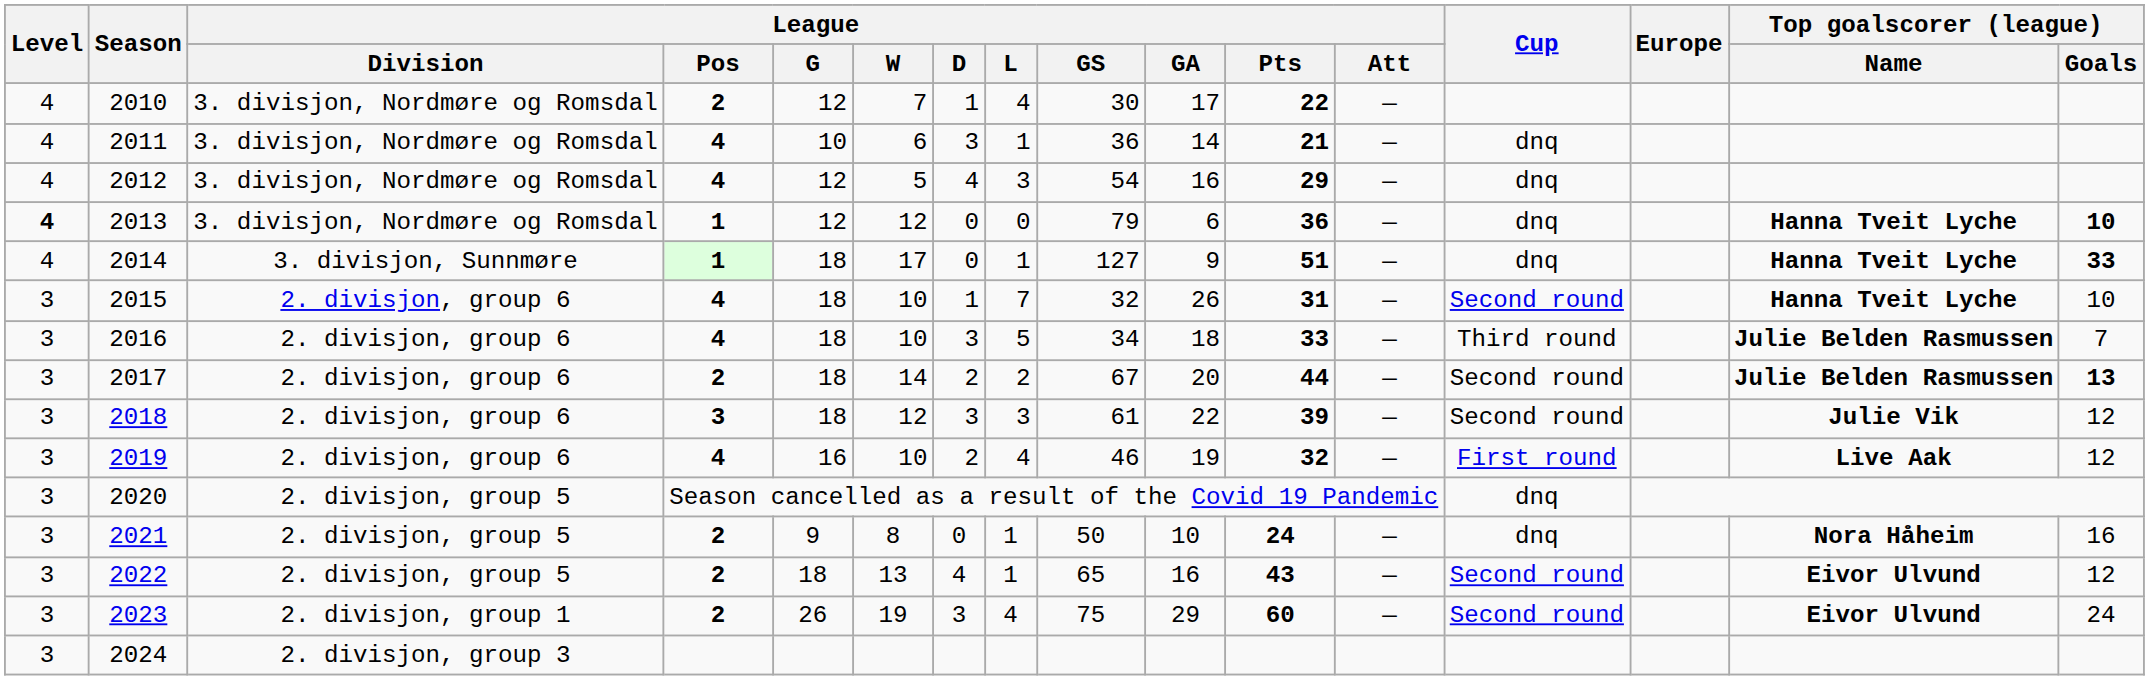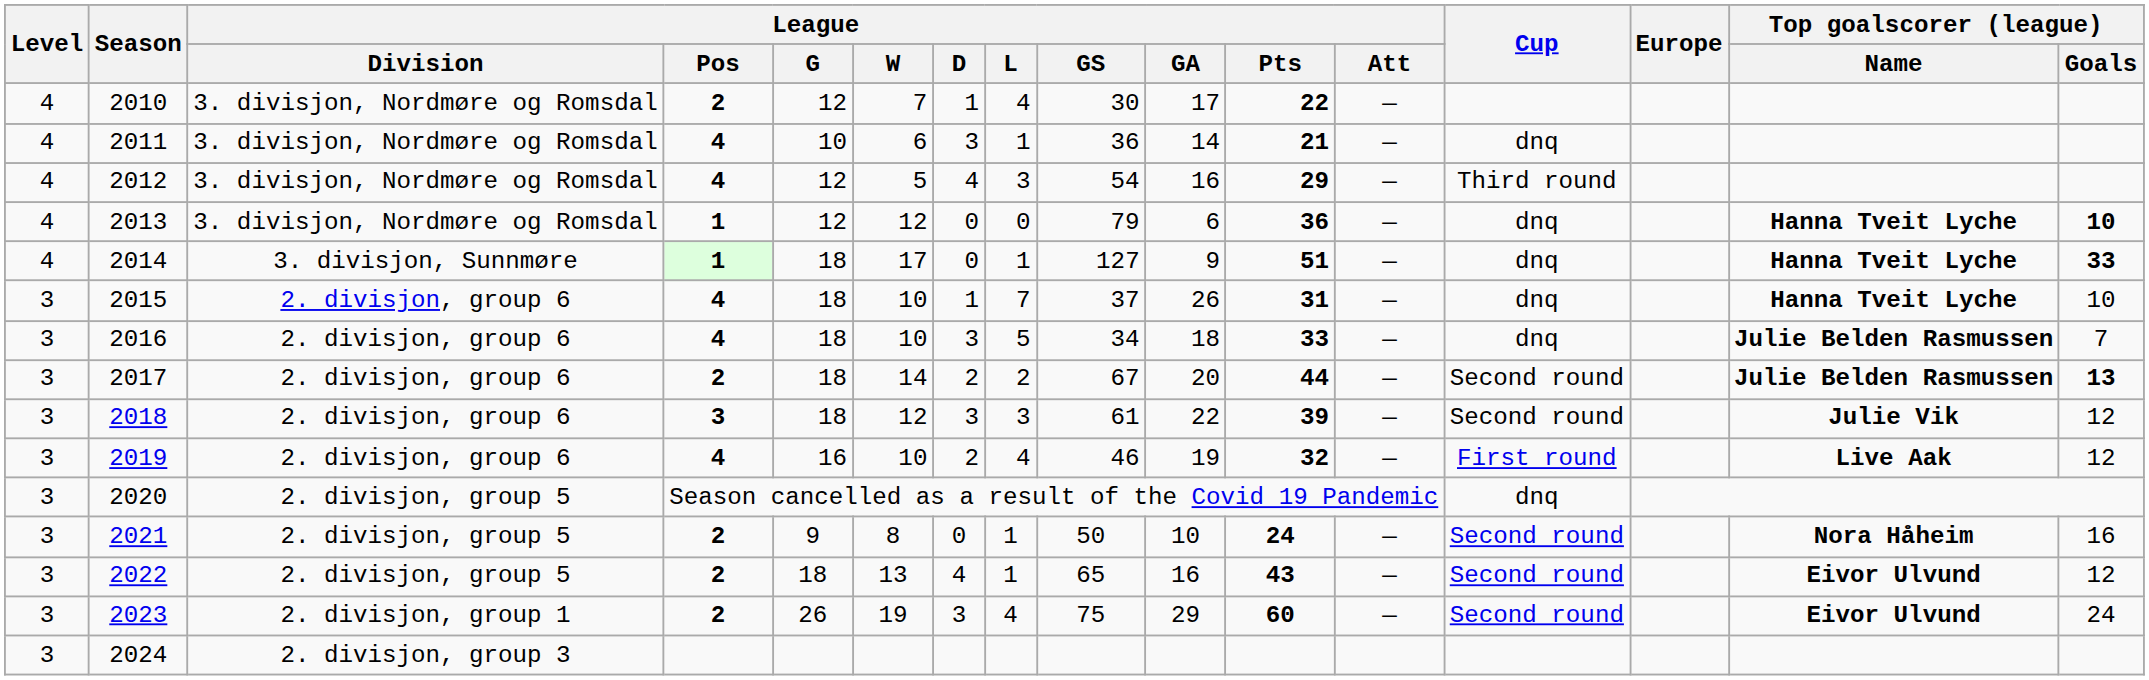(1537, 182) dnq -> (1537, 182) Third round
(47, 222) bold -> (47, 222) normal
(1125, 300) 32 -> (1125, 300) 37
(1537, 300) Second round -> (1537, 300) dnq
(1537, 340) Third round -> (1537, 340) dnq
(1537, 537) dnq -> (1537, 537) Second round
